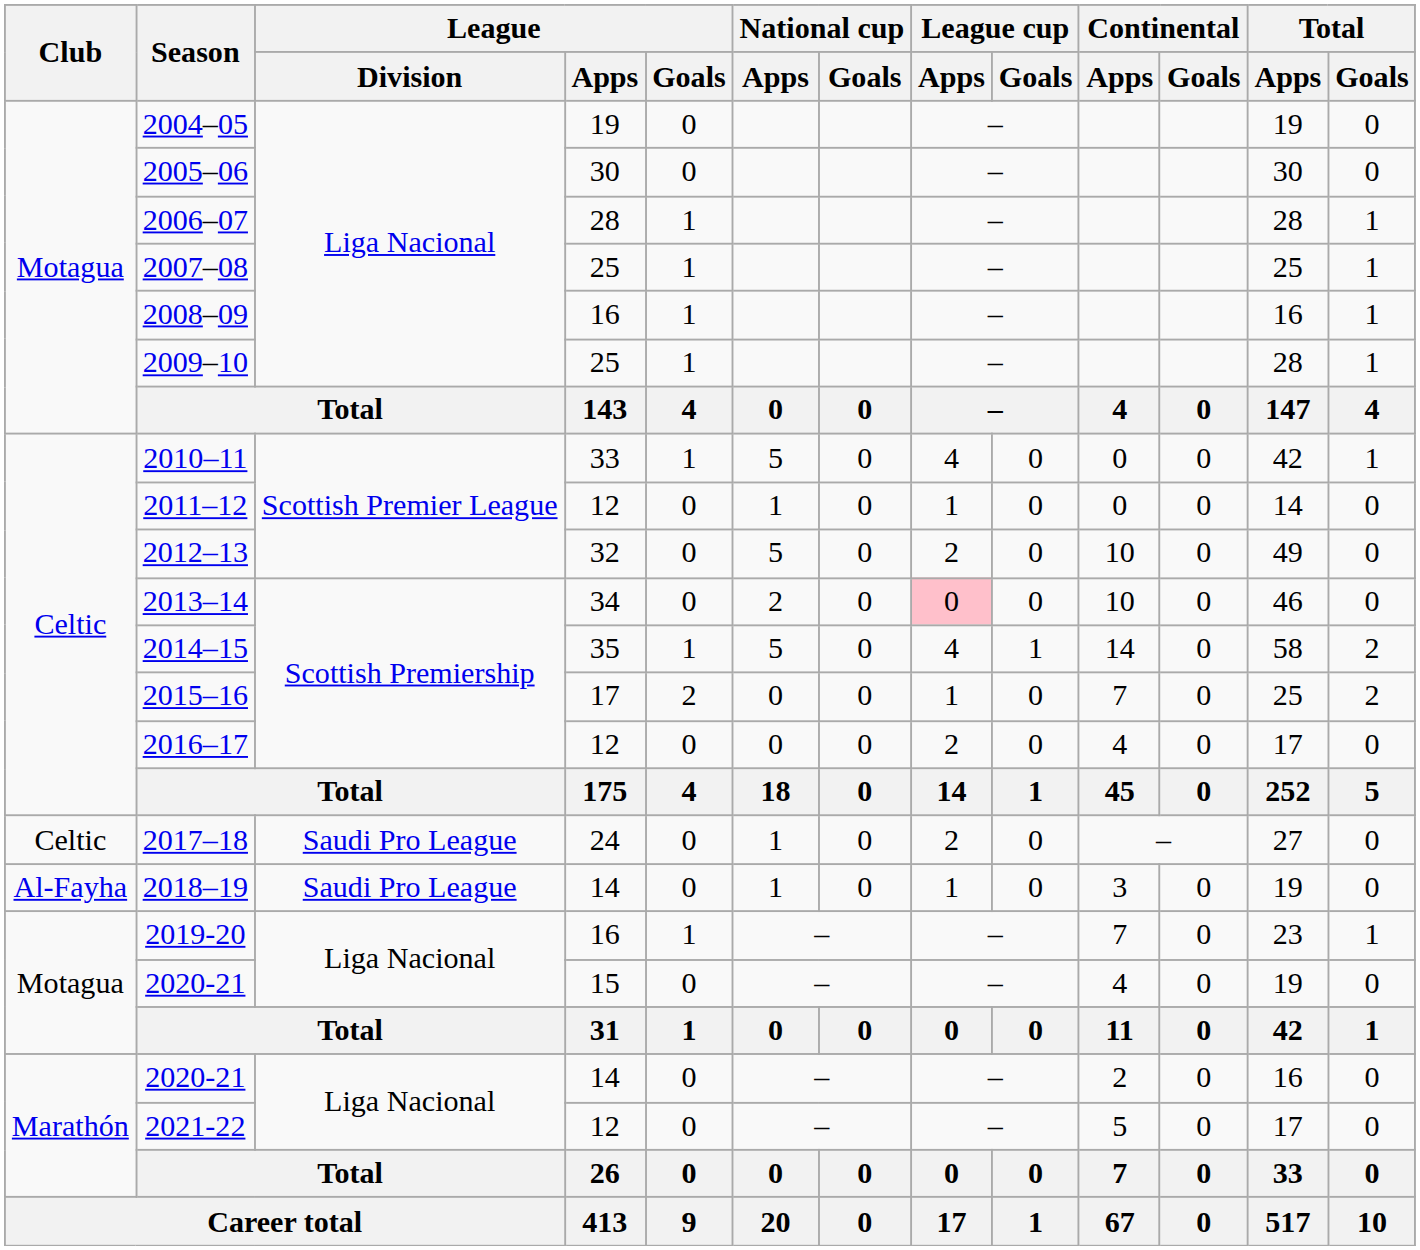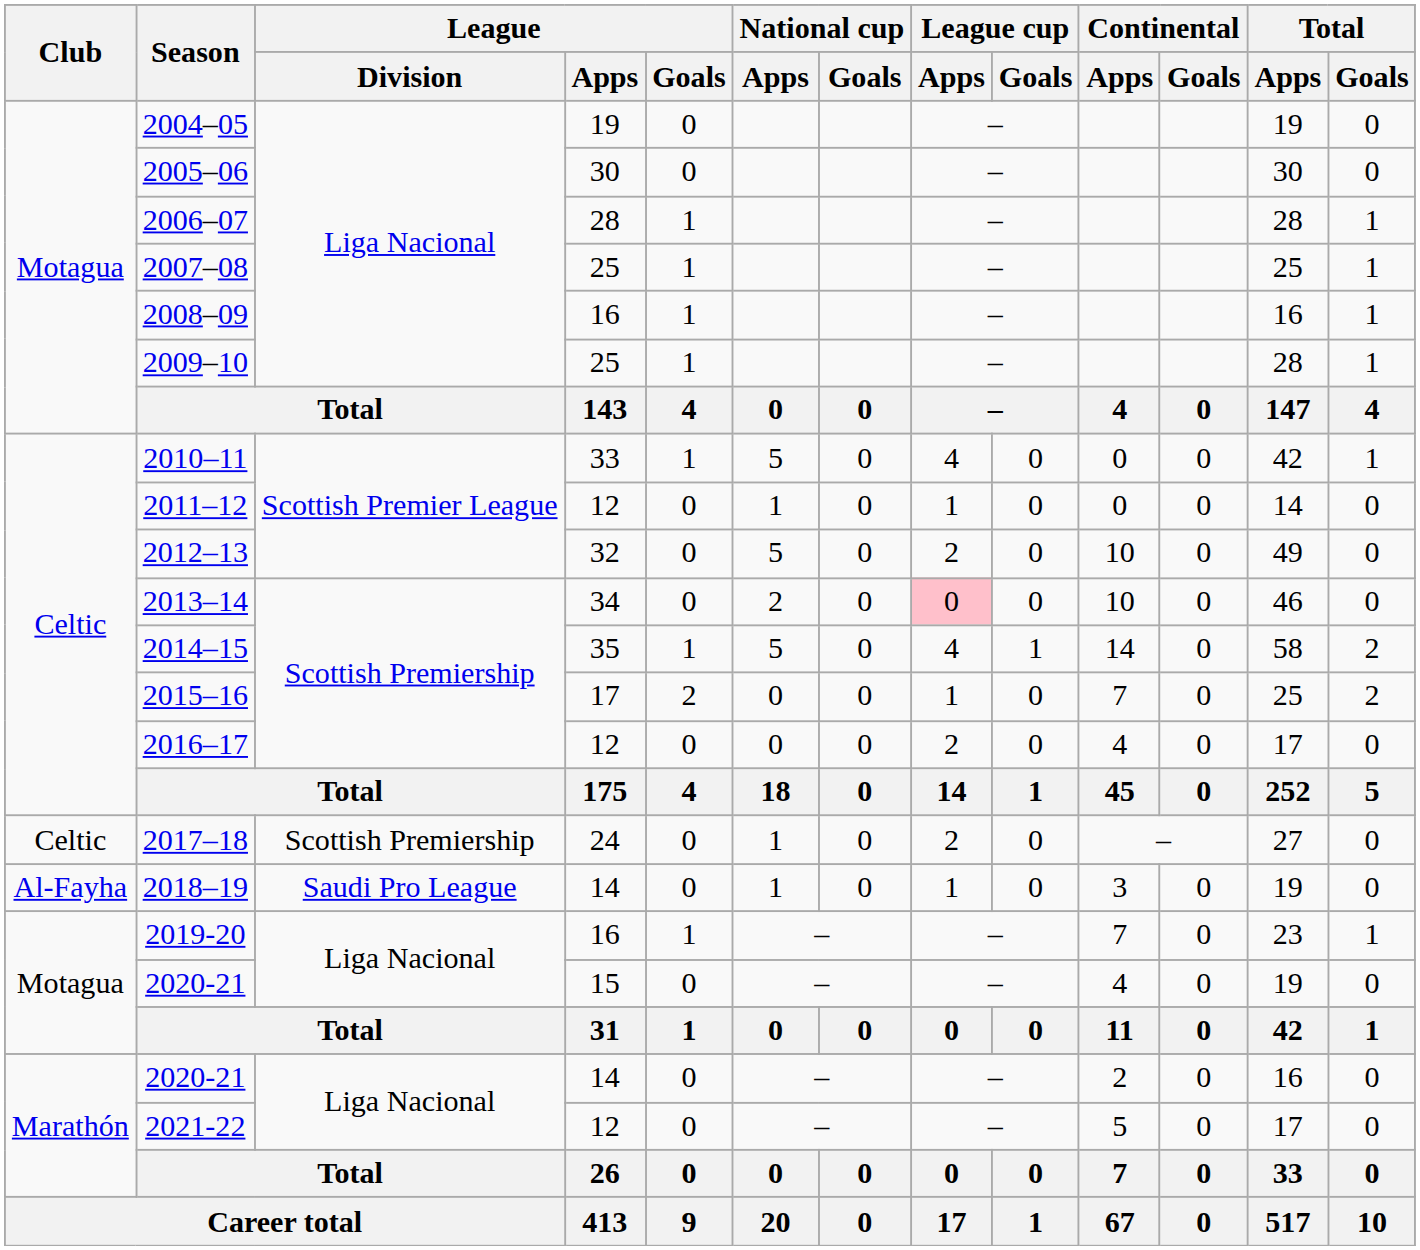(410, 839) Saudi Pro League -> (410, 839) Scottish Premiership
